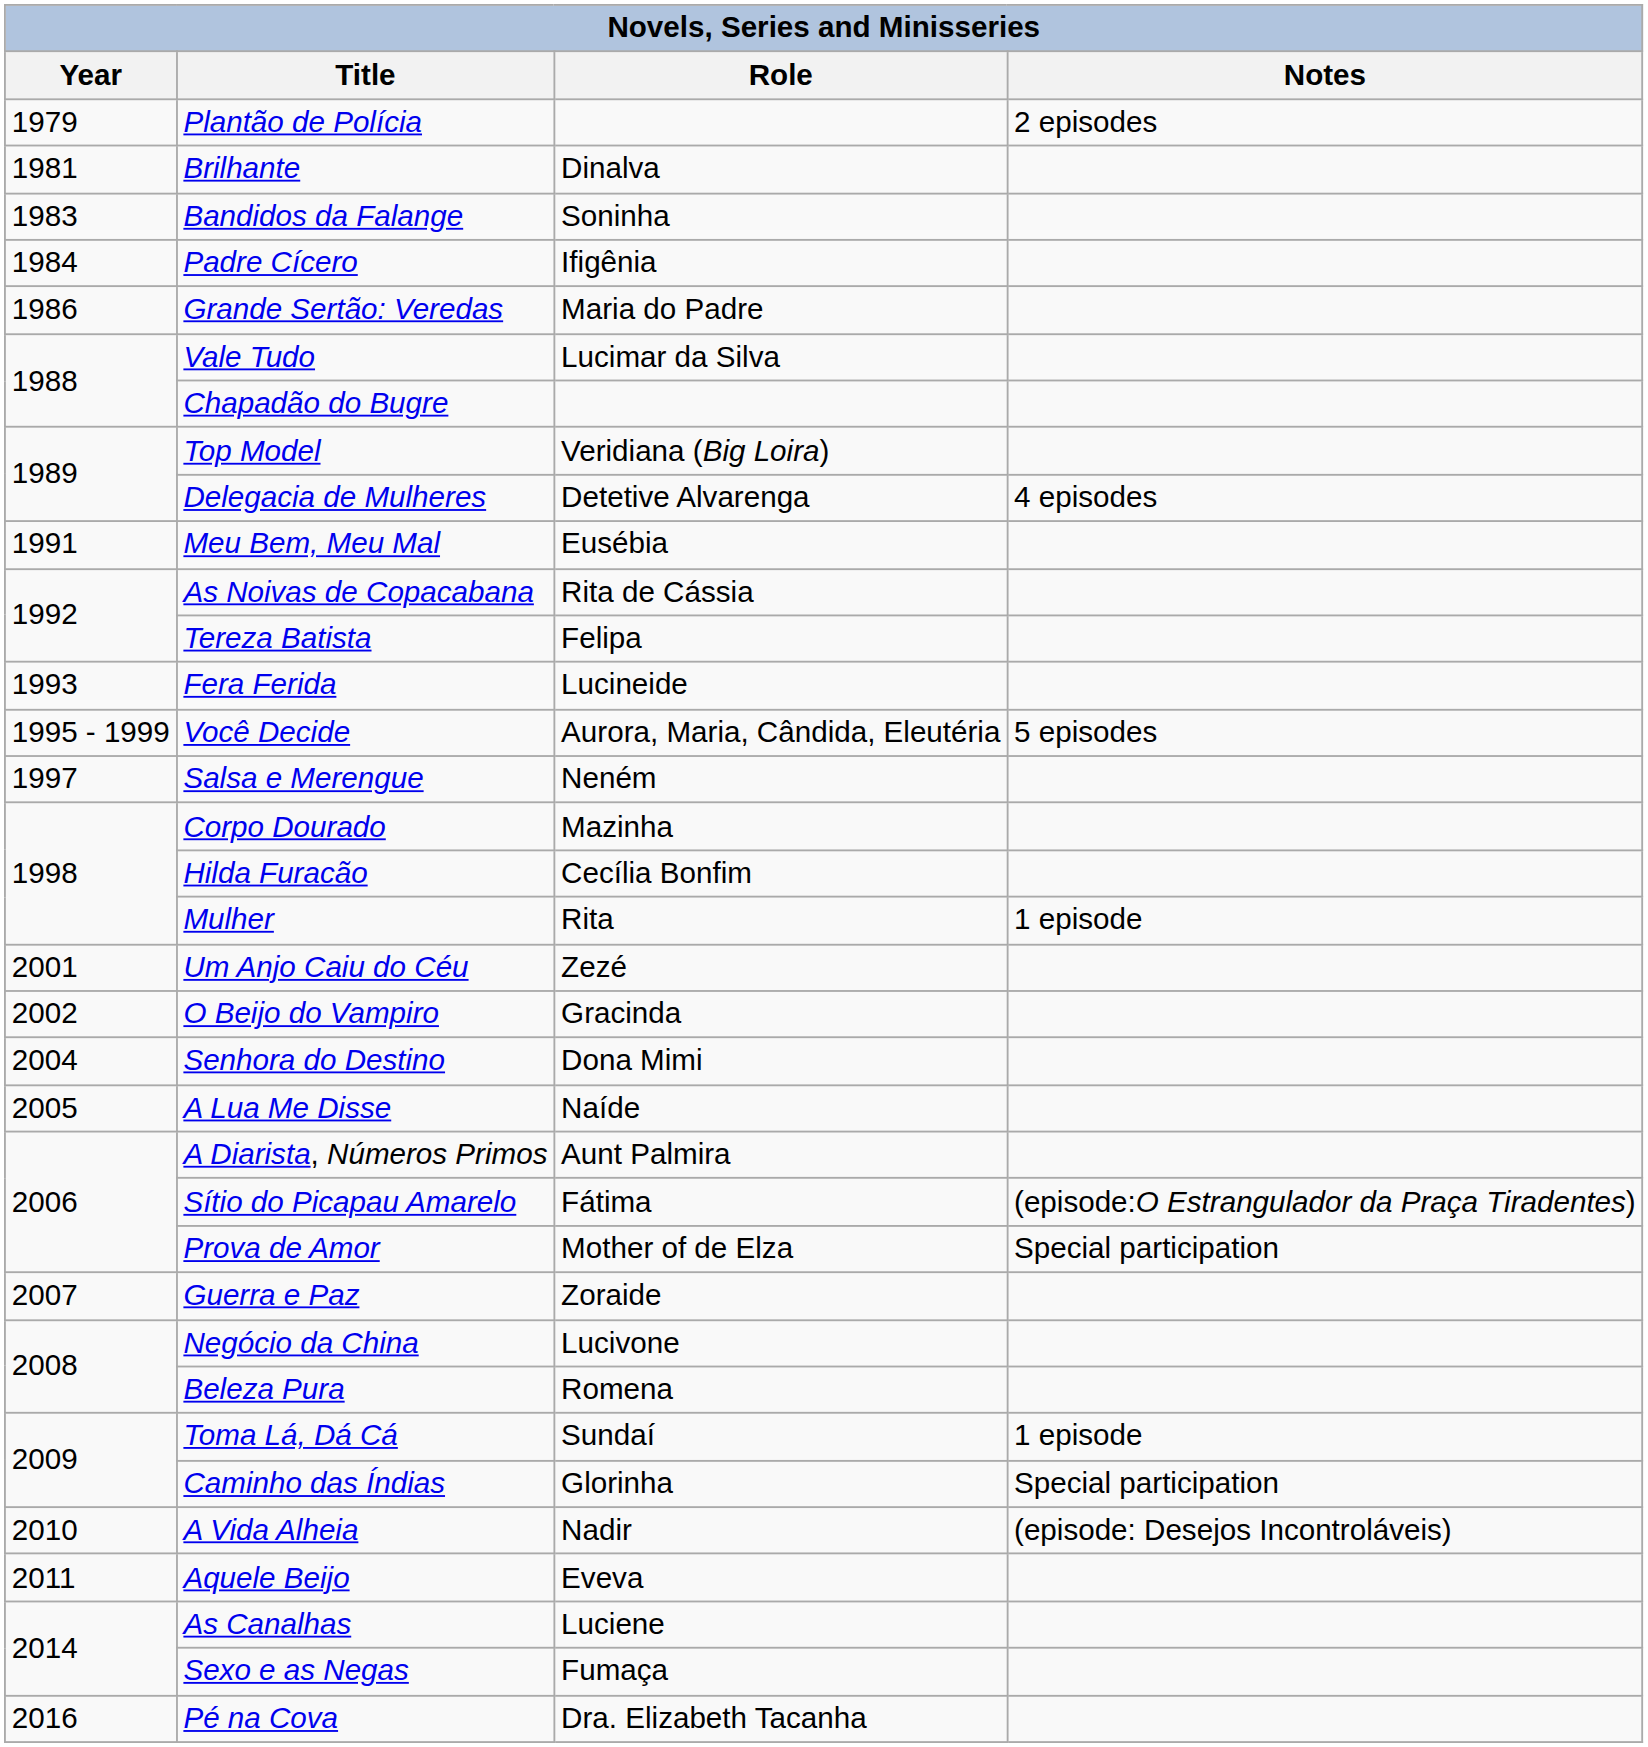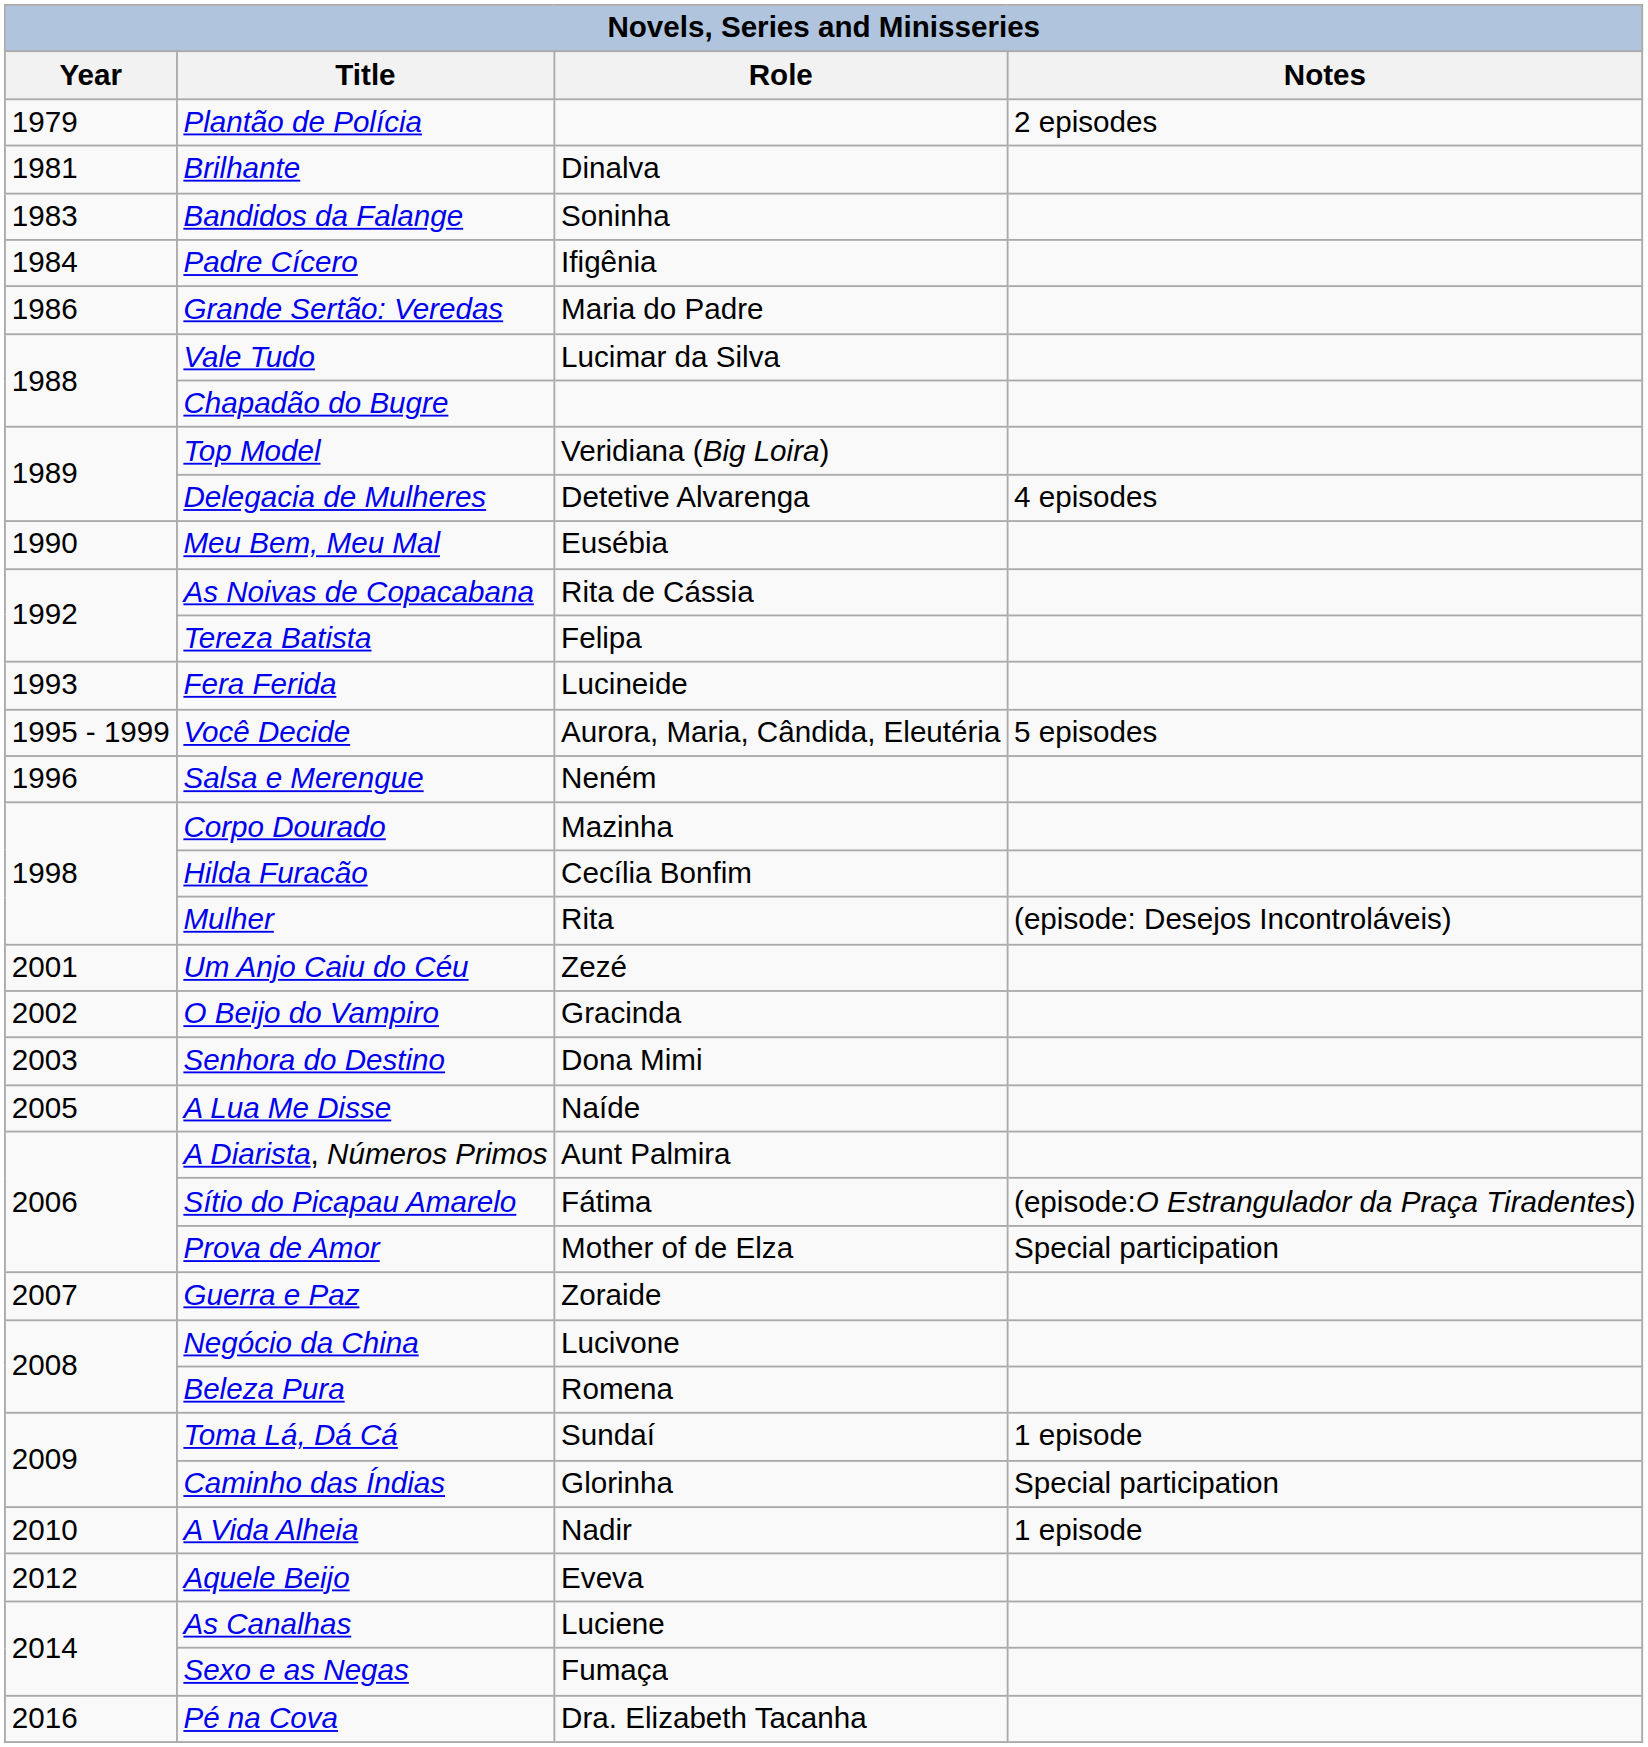(45, 544) 1991 -> (45, 544) 1990
(45, 779) 1997 -> (45, 779) 1996
(1078, 919) 1 episode -> (1233, 919) (episode: Desejos Incontroláveis)
(45, 1060) 2004 -> (45, 1060) 2003
(1233, 1530) (episode: Desejos Incontroláveis) -> (1078, 1530) 1 episode
(44, 1577) 2011 -> (45, 1577) 2012
